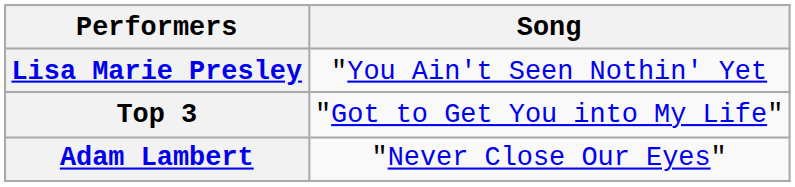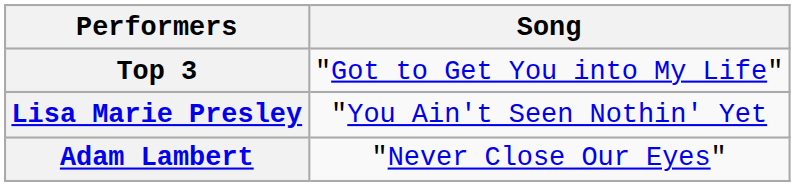rows swapped: (157, 115) <-> (157, 71)
